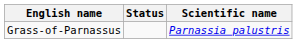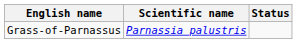columns swapped: (229, 13) <-> (145, 13)
